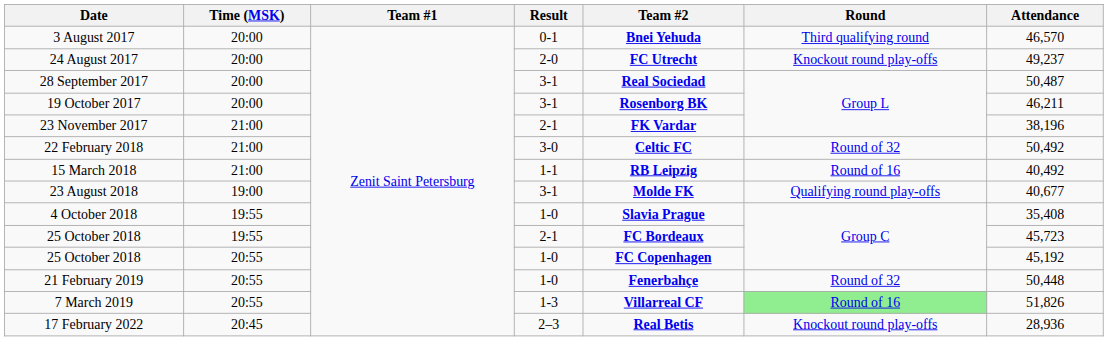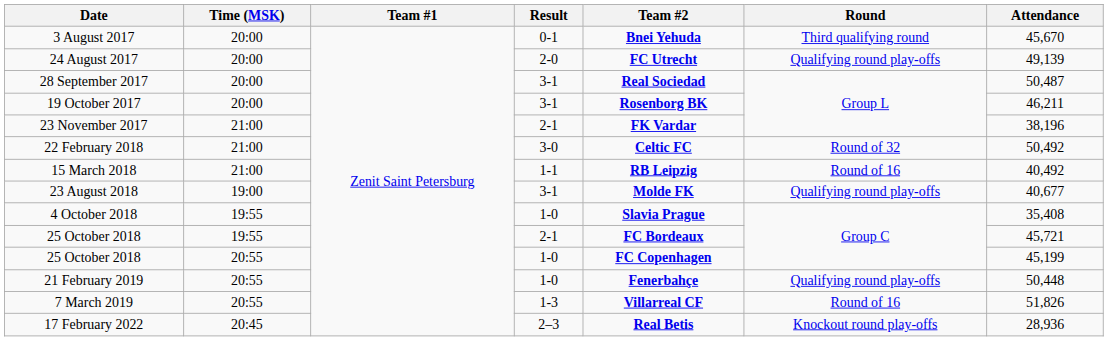(1045, 37) 46,570 -> (1045, 37) 45,670
(865, 59) Knockout round play-offs -> (865, 59) Qualifying round play-offs
(1045, 59) 49,237 -> (1045, 59) 49,139
(1045, 236) 45,723 -> (1045, 236) 45,721
(1045, 258) 45,192 -> (1045, 258) 45,199
(865, 280) Round of 32 -> (865, 280) Qualifying round play-offs
(865, 302) lightgreen background -> (865, 302) no background
